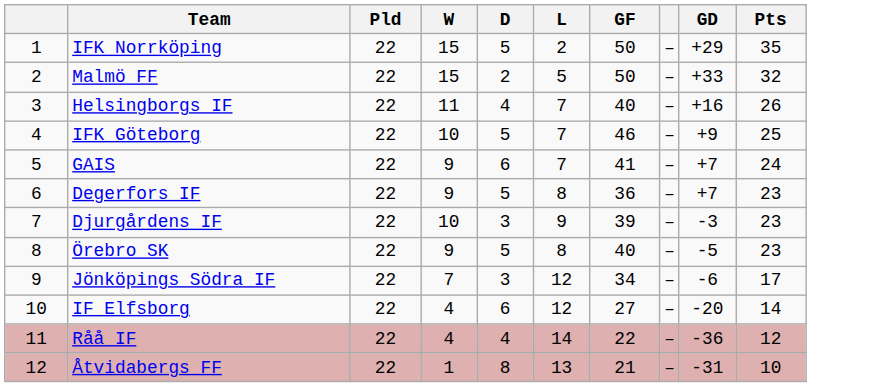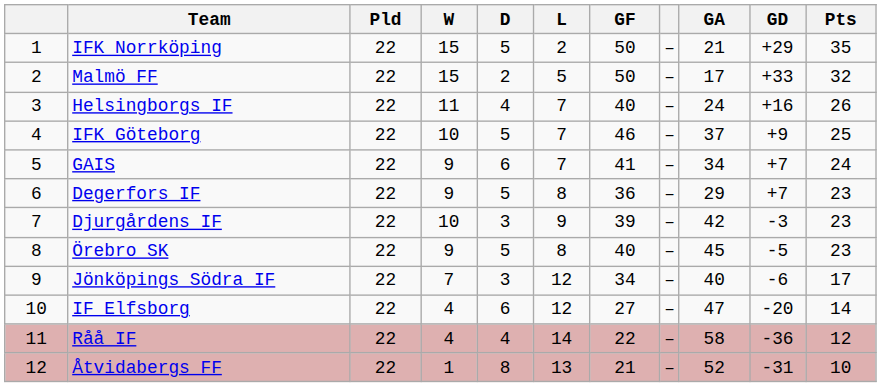+ column: (714, 19)
